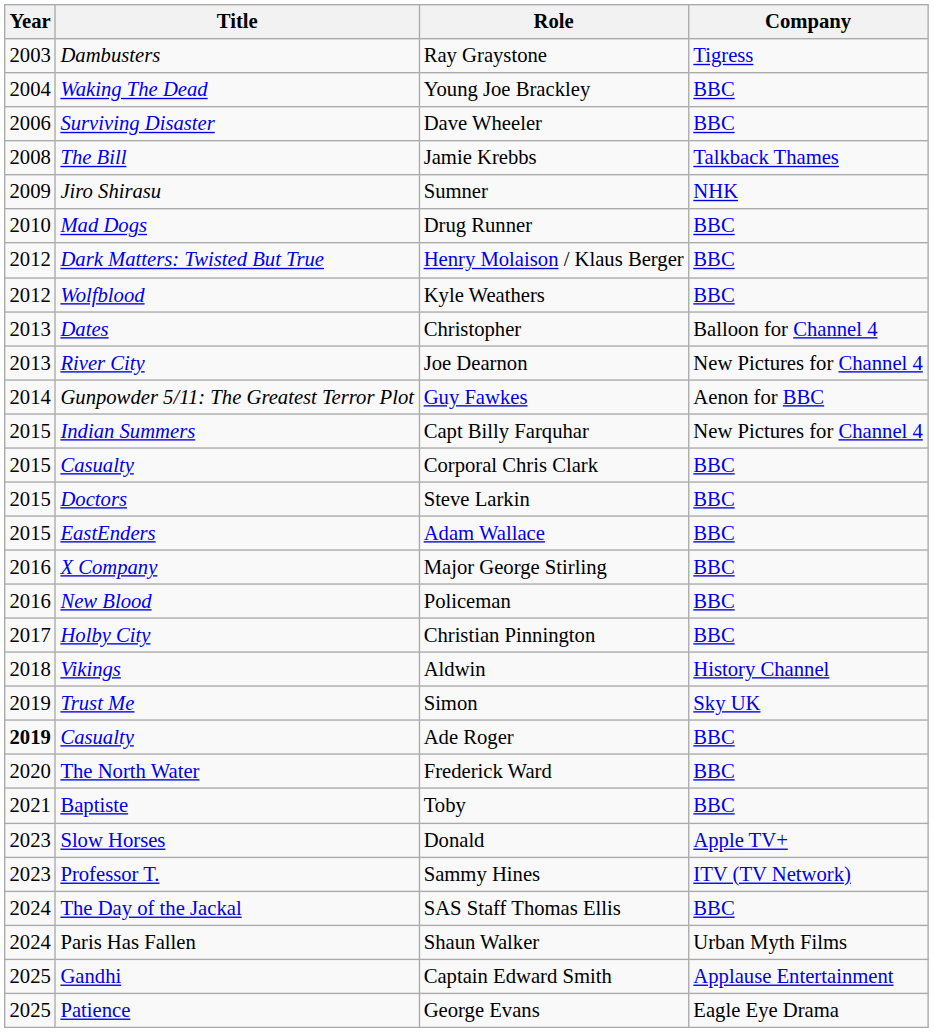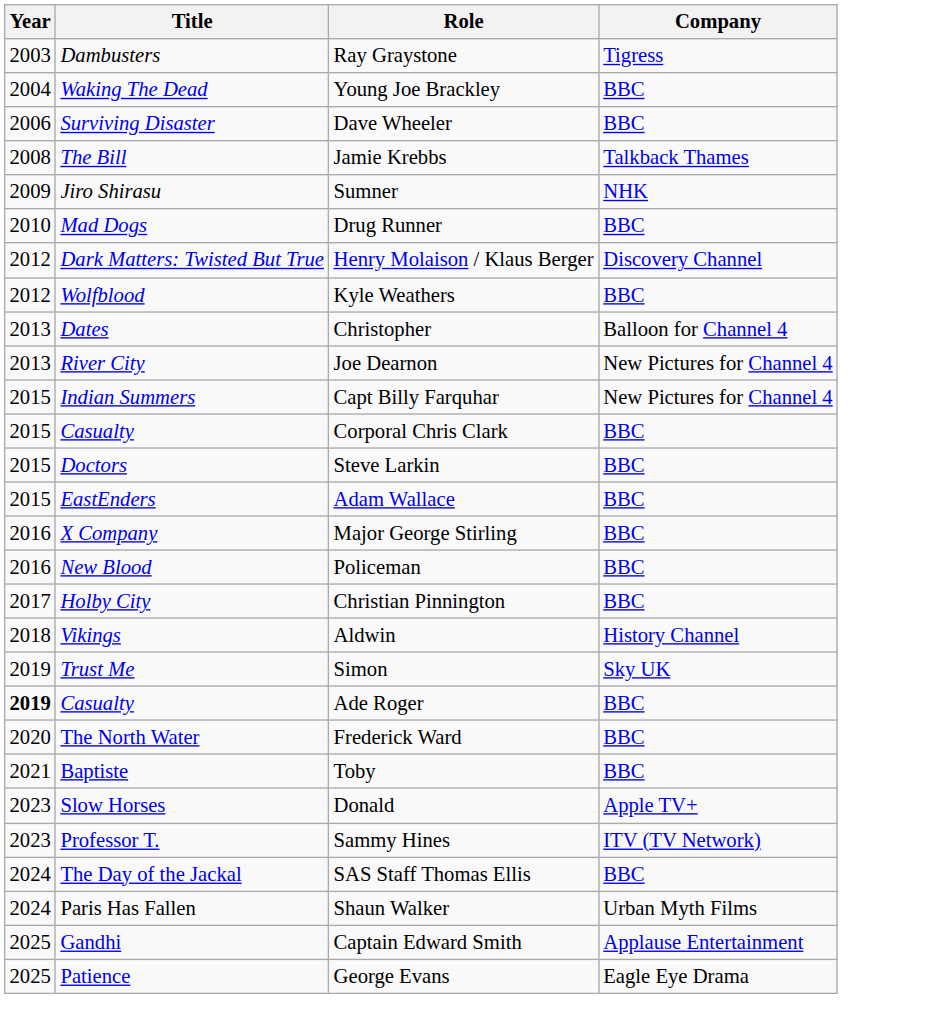(714, 260) BBC -> (683, 260) Discovery Channel
- row: (476, 396)
